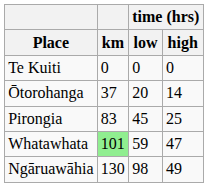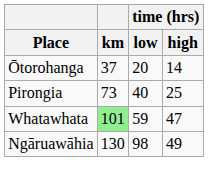- row: (35, 67)
(109, 118) 83 -> (109, 93) 73
(140, 118) 45 -> (140, 93) 40
